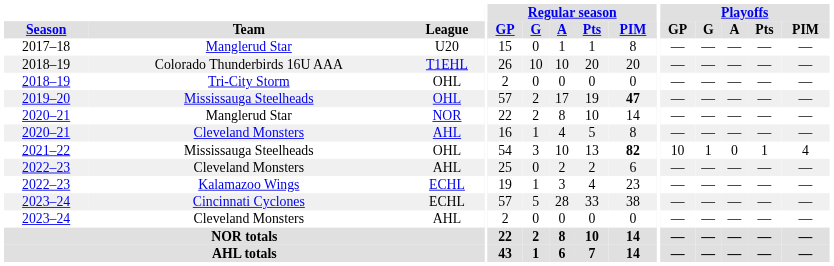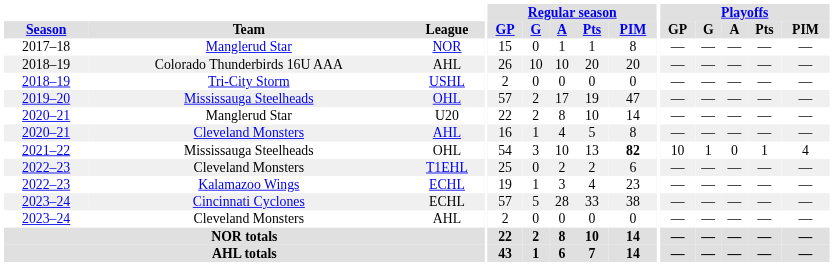(447, 47) U20 -> (447, 47) NOR
(447, 64) T1EHL -> (447, 64) AHL
(447, 81) OHL -> (447, 81) USHL
(633, 98) bold -> (633, 98) normal
(447, 115) NOR -> (447, 115) U20
(447, 167) AHL -> (447, 167) T1EHL
